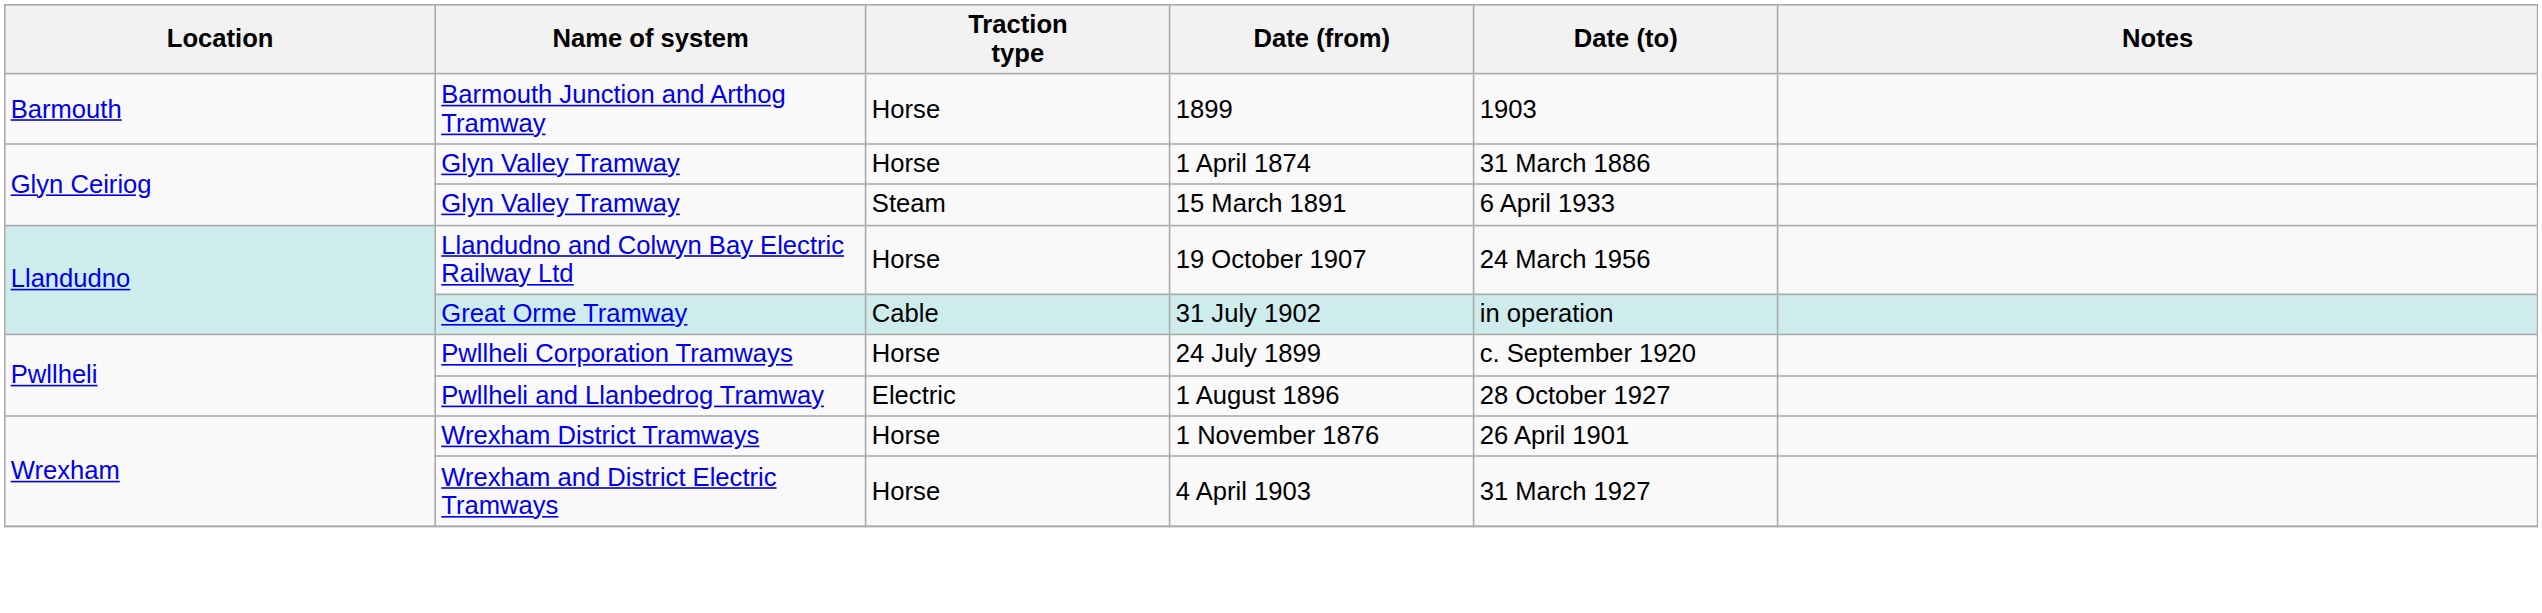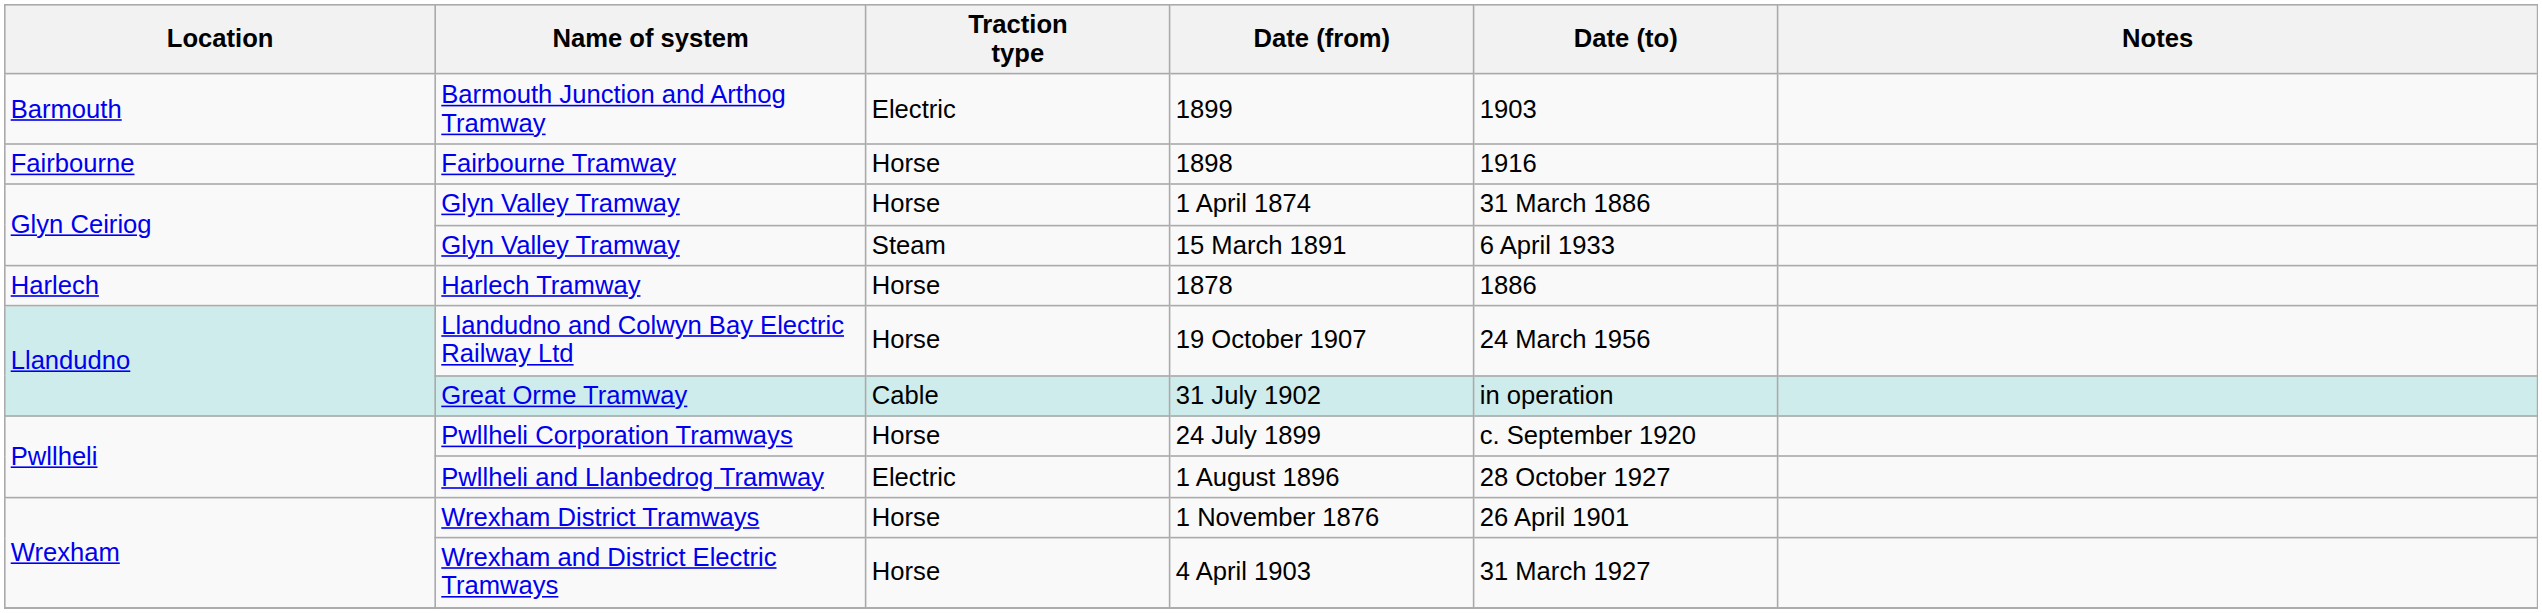(906, 108) Horse -> (914, 108) Electric
+ row: (1204, 163)
+ row: (1204, 285)
